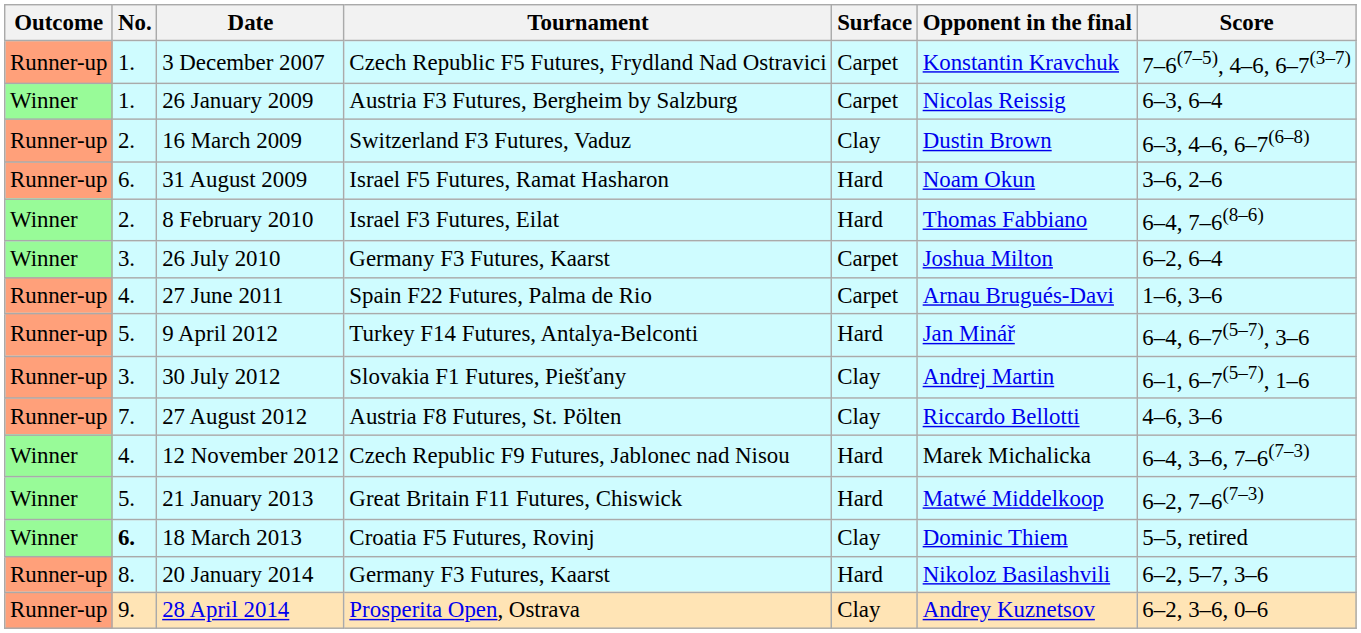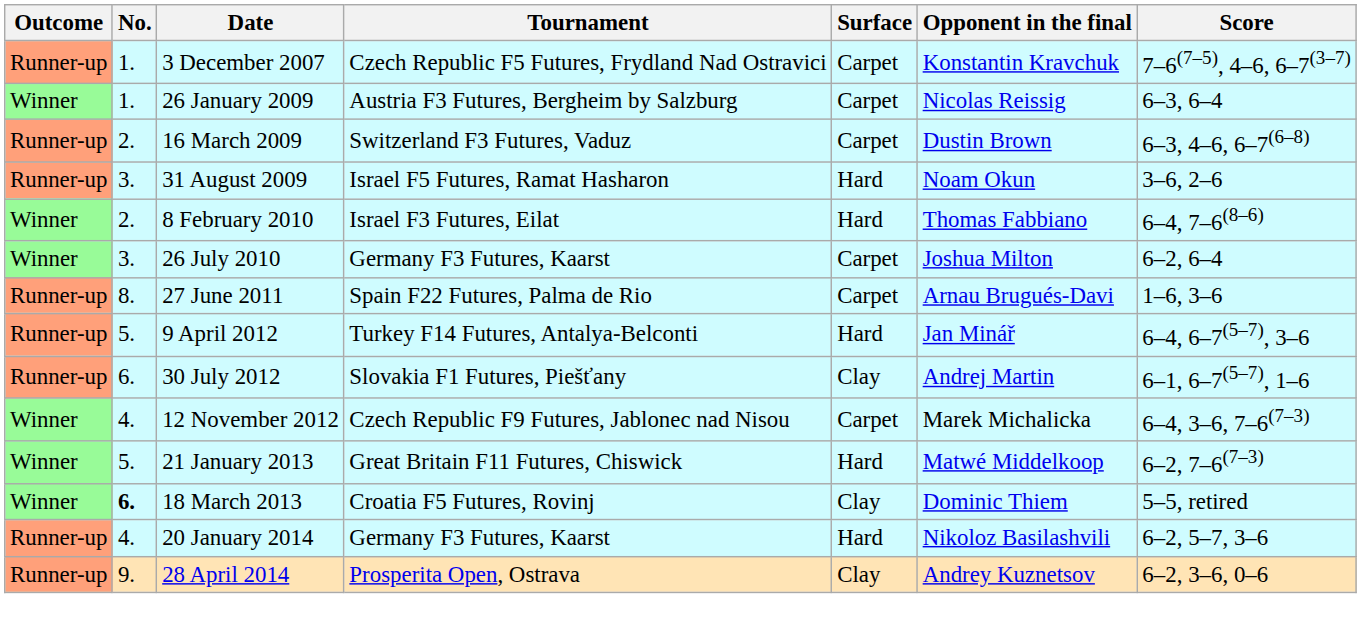(859, 140) Clay -> (868, 140) Carpet
(127, 180) 6. -> (127, 180) 3.
(127, 295) 4. -> (127, 295) 8.
(127, 377) 3. -> (127, 377) 6.
- row: (235, 416)
(860, 455) Hard -> (868, 419) Carpet
(127, 573) 8. -> (127, 537) 4.
